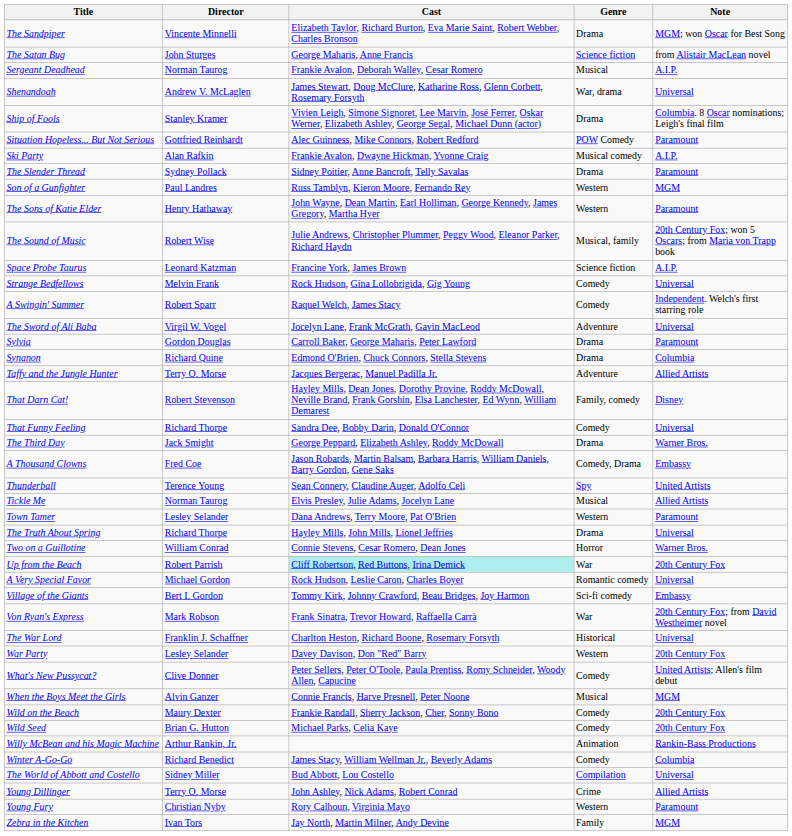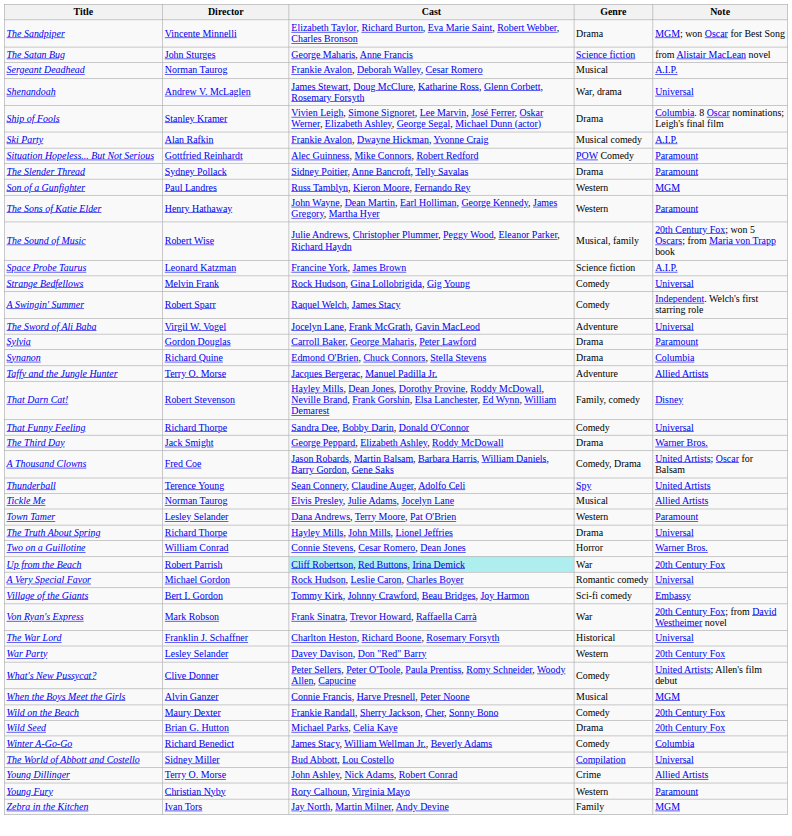rows swapped: (80, 140) <-> (25, 155)
(673, 464) Embassy -> (704, 464) United Artists; Oscar for Balsam
(593, 728) Comedy -> (590, 728) Drama
- row: (83, 744)
